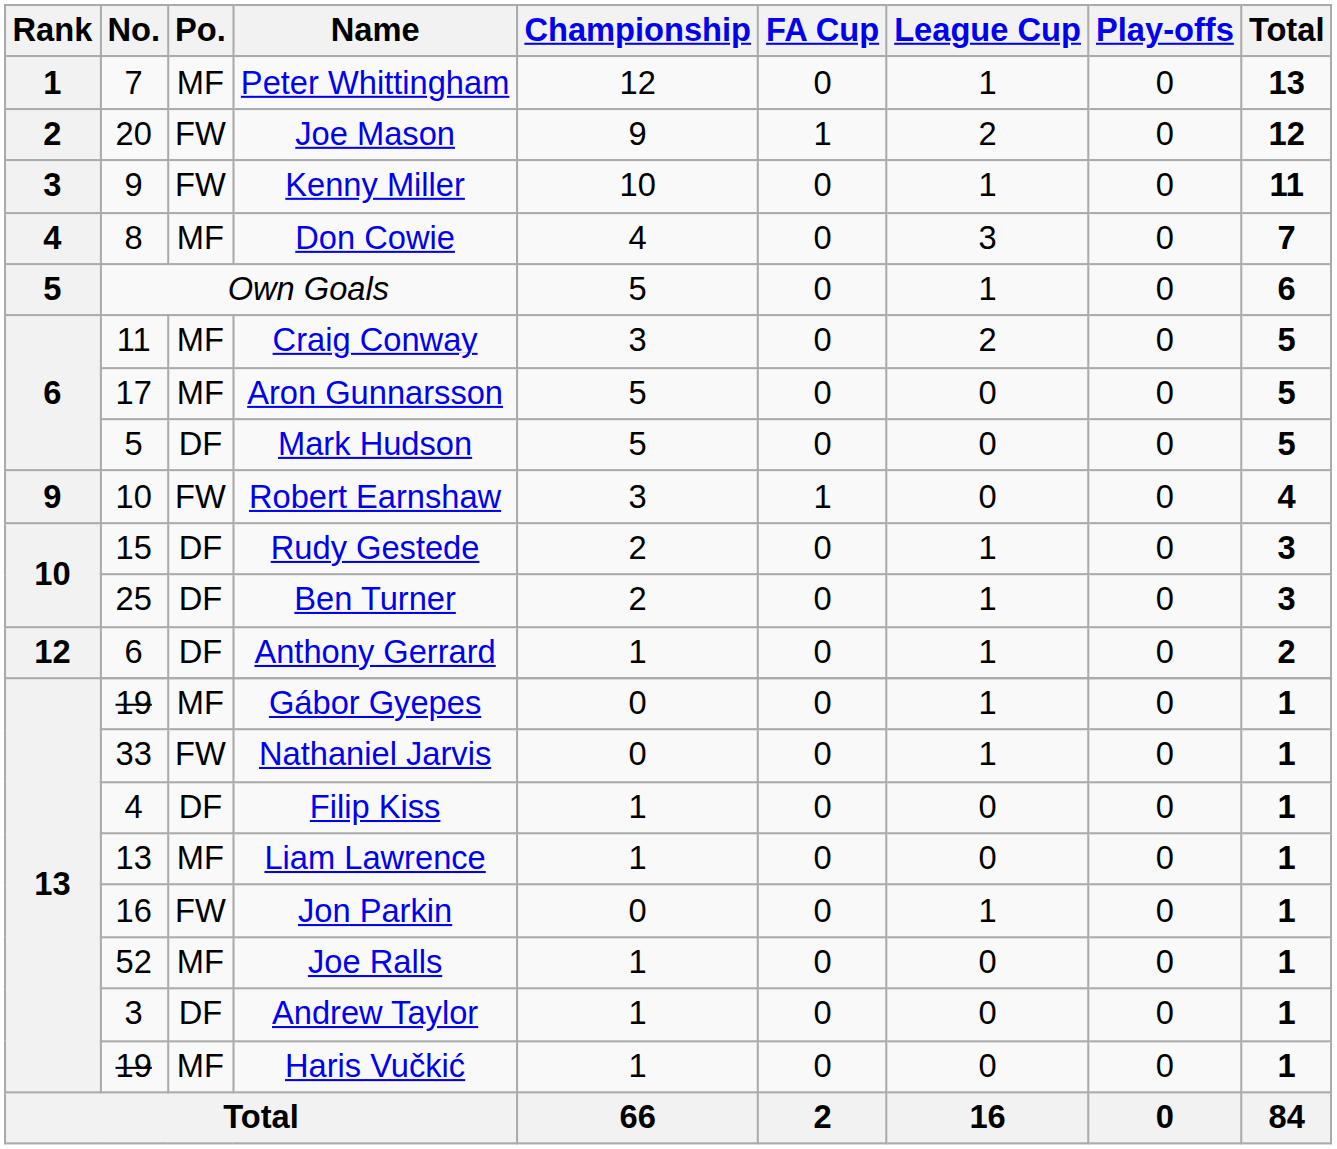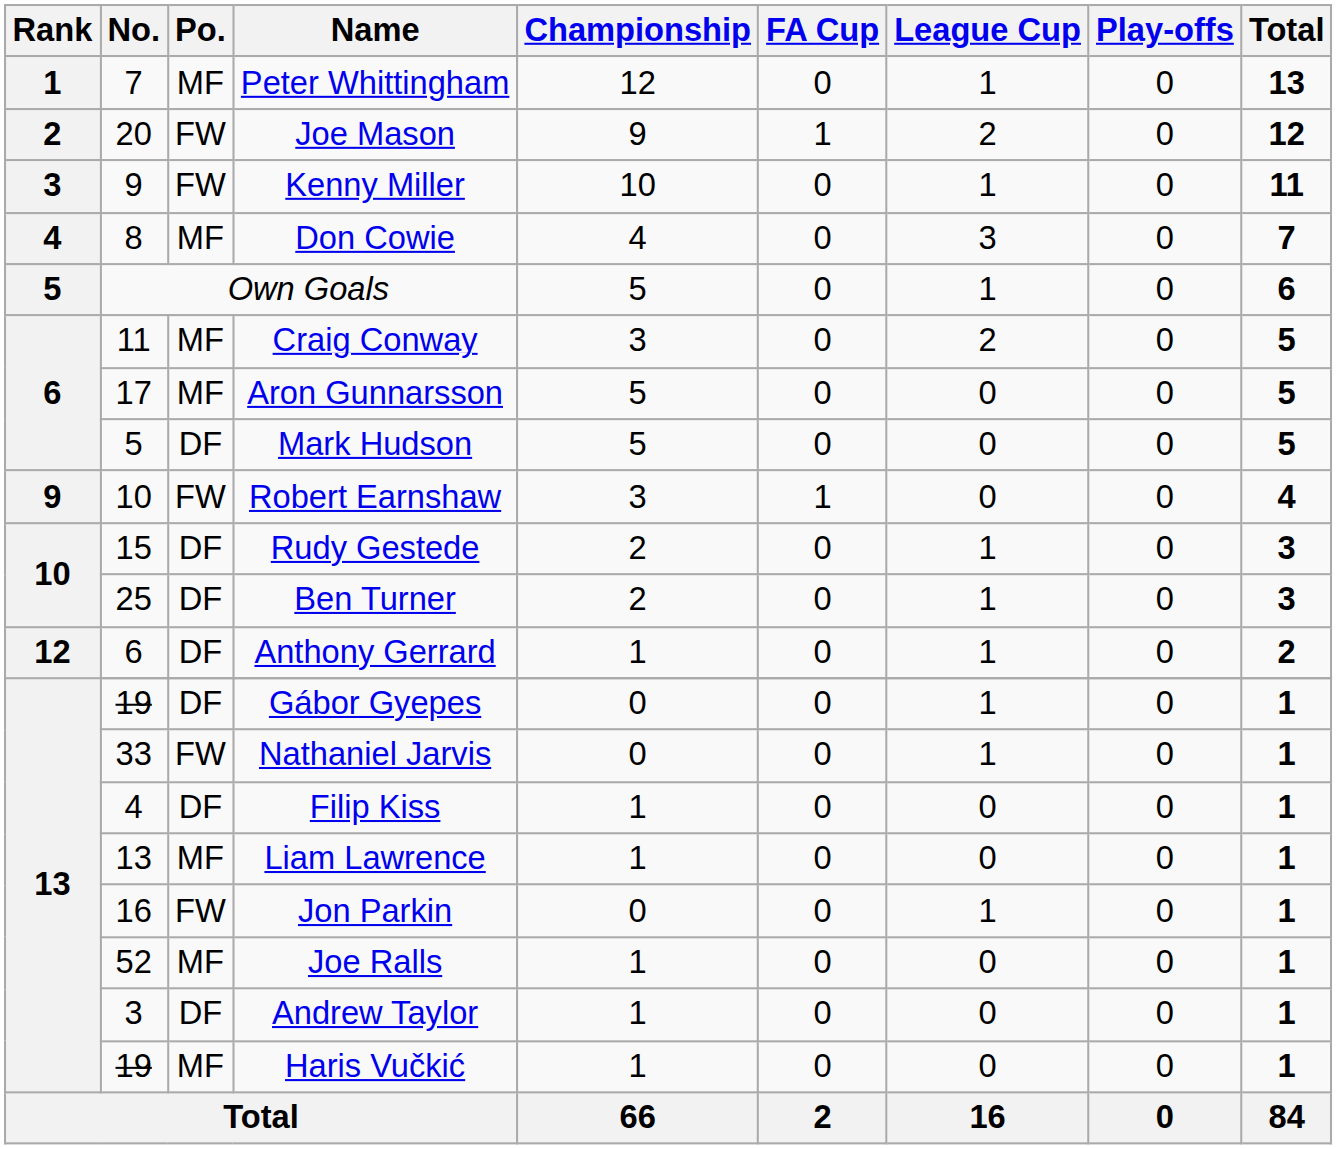(200, 703) MF -> (200, 703) DF
